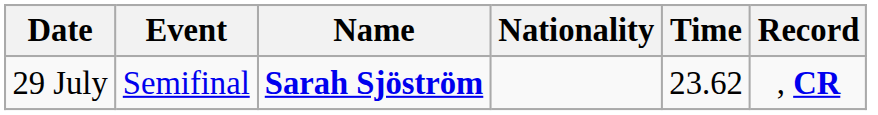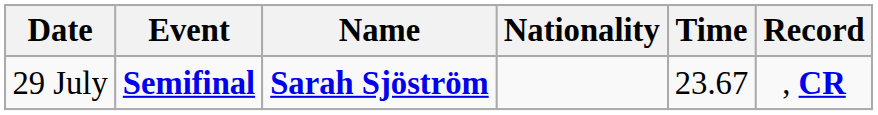(186, 82) normal -> (189, 82) bold
(706, 82) 23.62 -> (711, 82) 23.67
